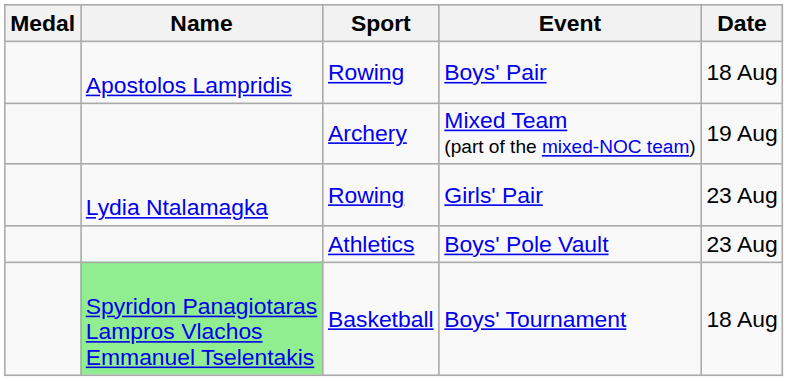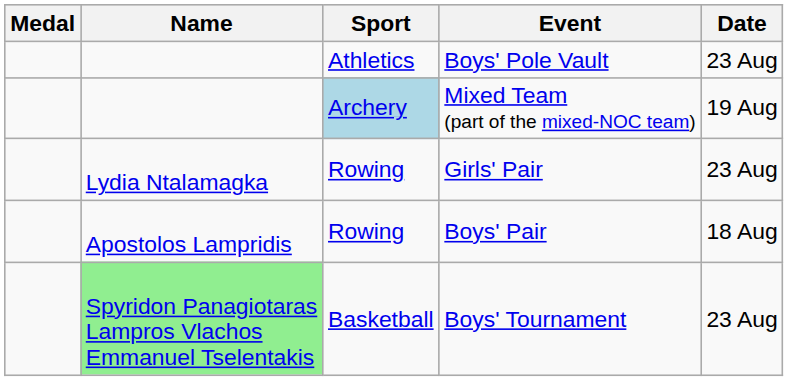rows swapped: (495, 72) <-> (526, 244)
(367, 134) no background -> (367, 108) lightblue background
(742, 319) 18 Aug -> (742, 319) 23 Aug
